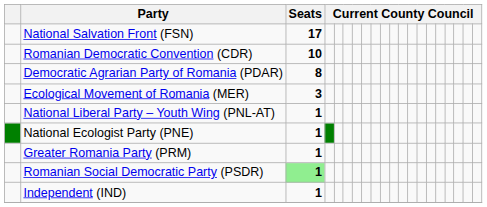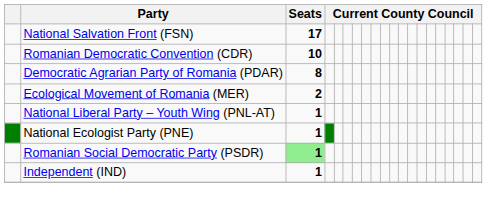(318, 93) 3 -> (318, 93) 2
- row: (107, 152)
